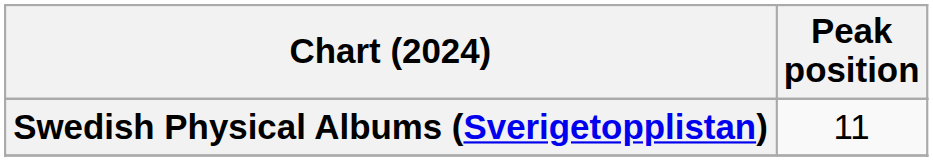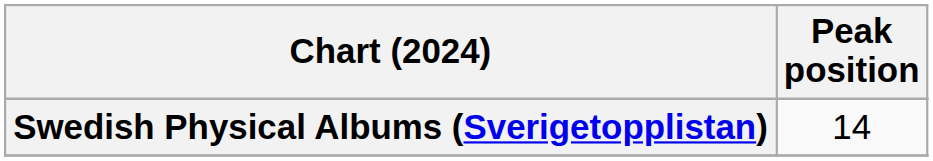(852, 126) 11 -> (852, 126) 14
